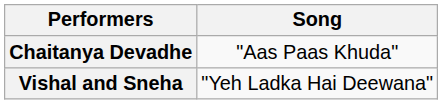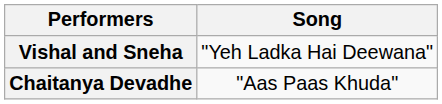rows swapped: (101, 83) <-> (101, 51)
